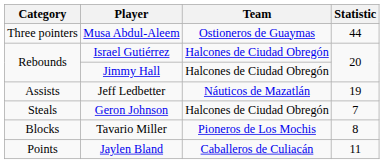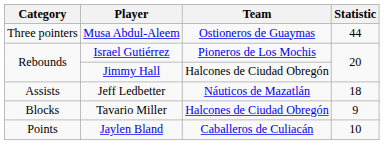(257, 52) Halcones de Ciudad Obregón -> (257, 52) Pioneros de Los Mochis
(355, 91) 19 -> (355, 91) 18
- row: (131, 110)
(257, 129) Pioneros de Los Mochis -> (257, 110) Halcones de Ciudad Obregón
(355, 129) 8 -> (355, 110) 9
(355, 149) 11 -> (355, 129) 10
